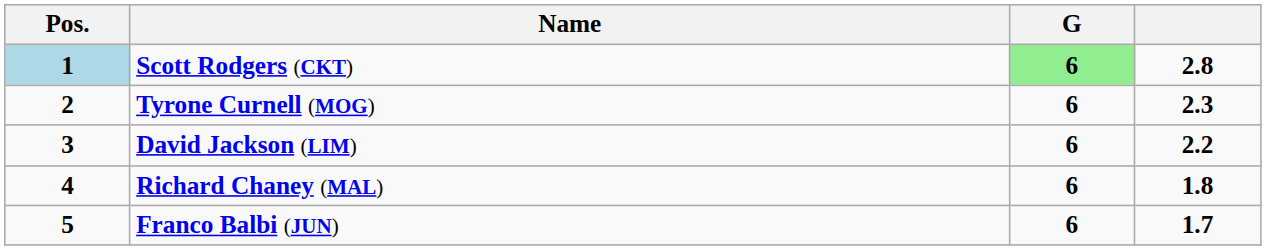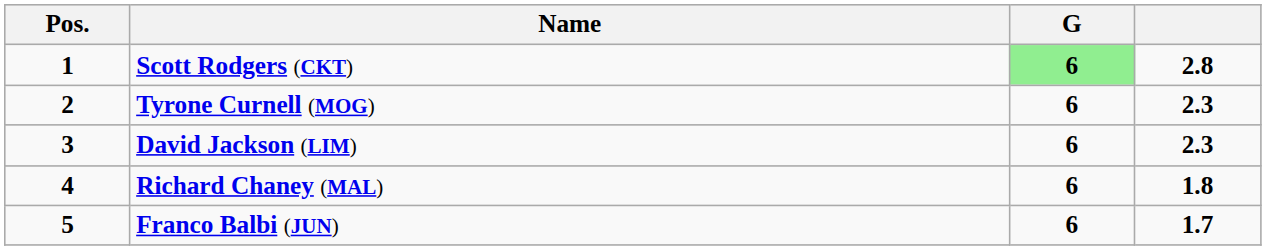(68, 64) lightblue background -> (68, 64) no background
(1197, 144) 2.2 -> (1197, 144) 2.3
